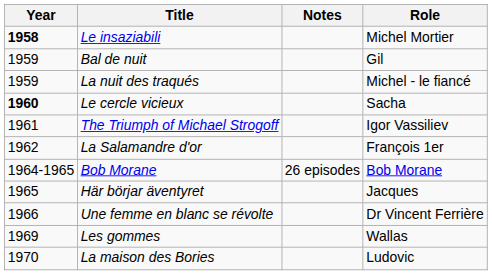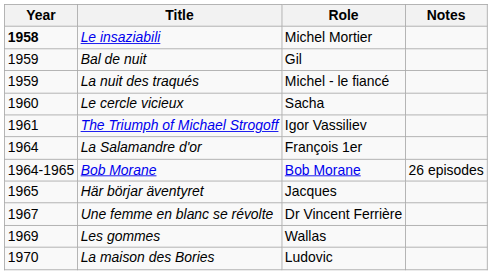columns swapped: (425, 15) <-> (322, 15)
(23, 103) bold -> (23, 103) normal
(23, 147) 1962 -> (23, 147) 1964
(23, 214) 1966 -> (23, 214) 1967
